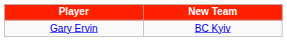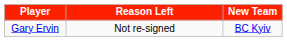+ column: (145, 12)
